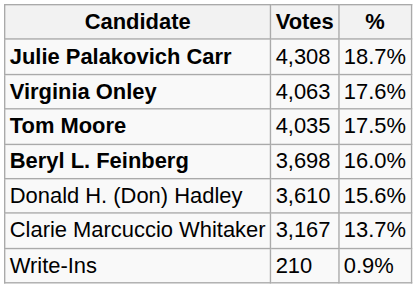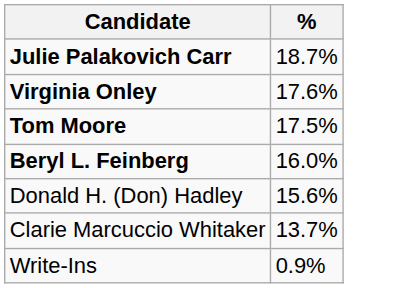- column: (305, 21)
